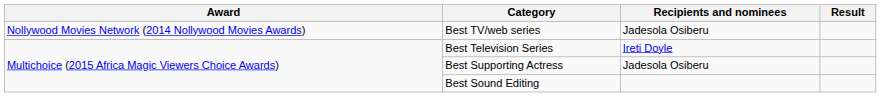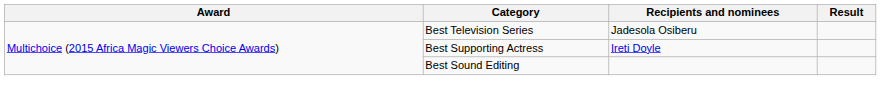- row: (493, 30)
(648, 48) Ireti Doyle -> (654, 30) Jadesola Osiberu
(666, 65) Jadesola Osiberu -> (636, 48) Ireti Doyle
